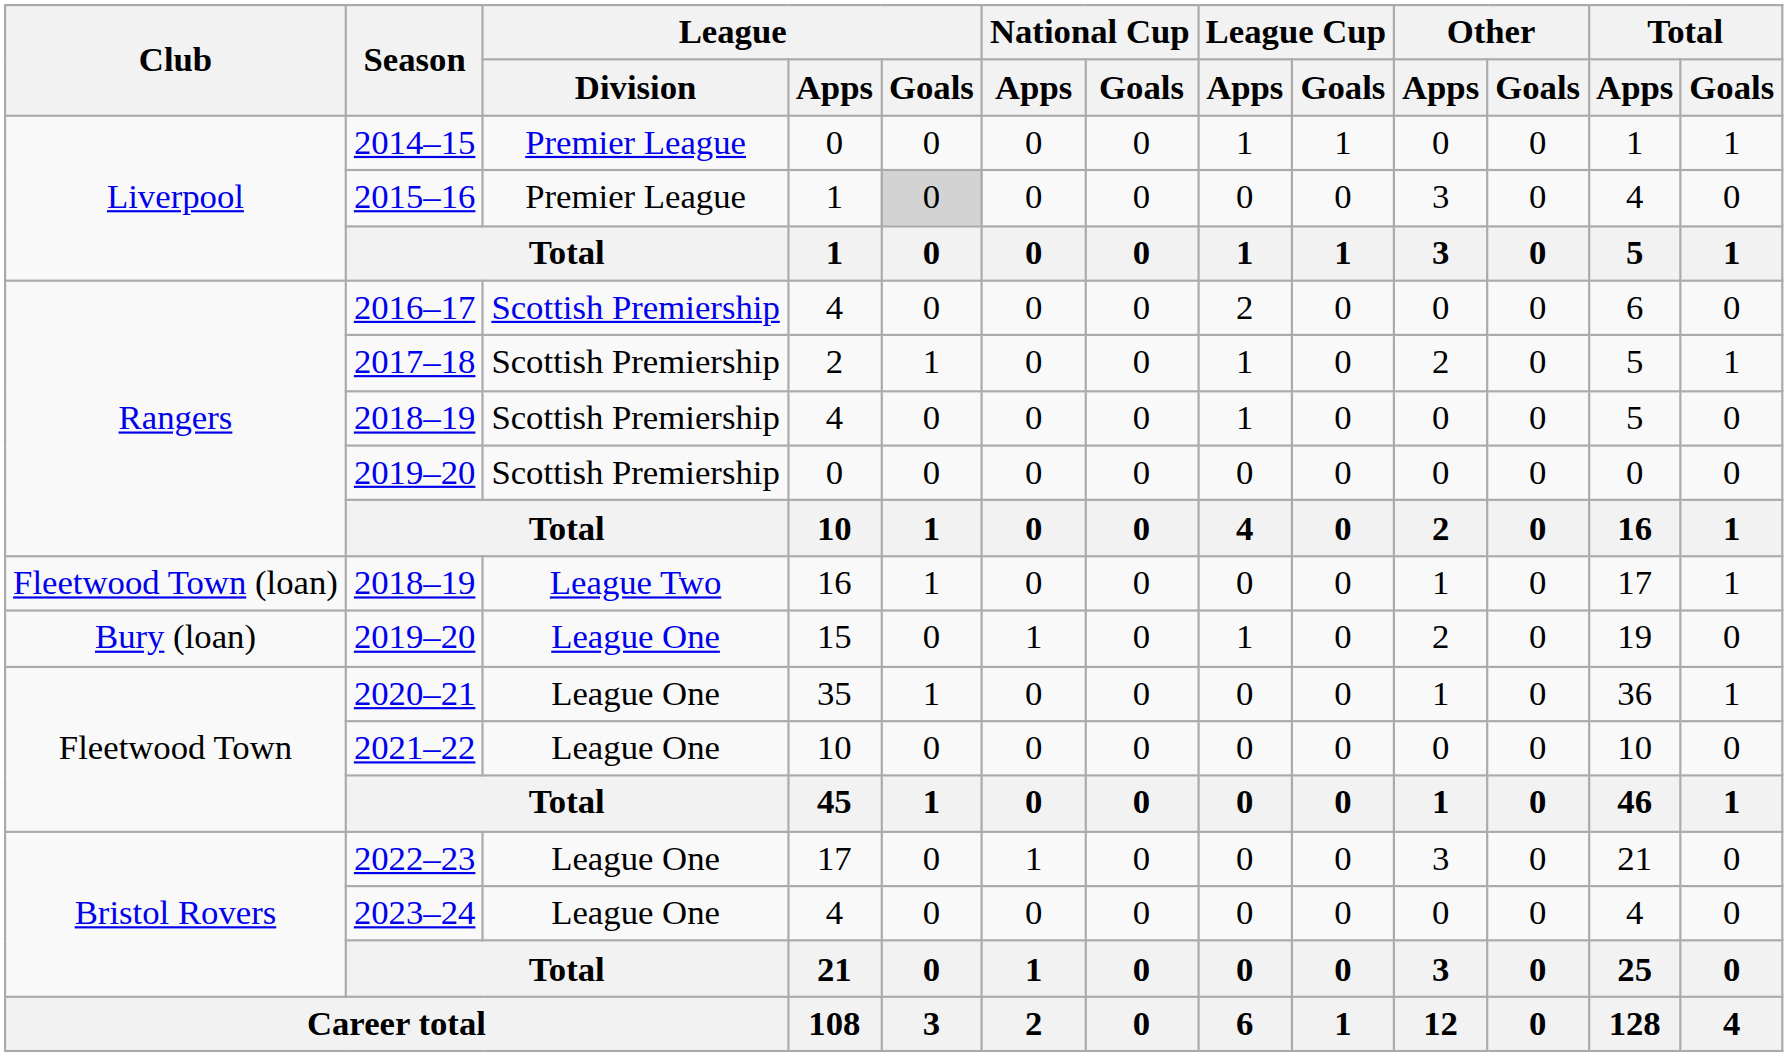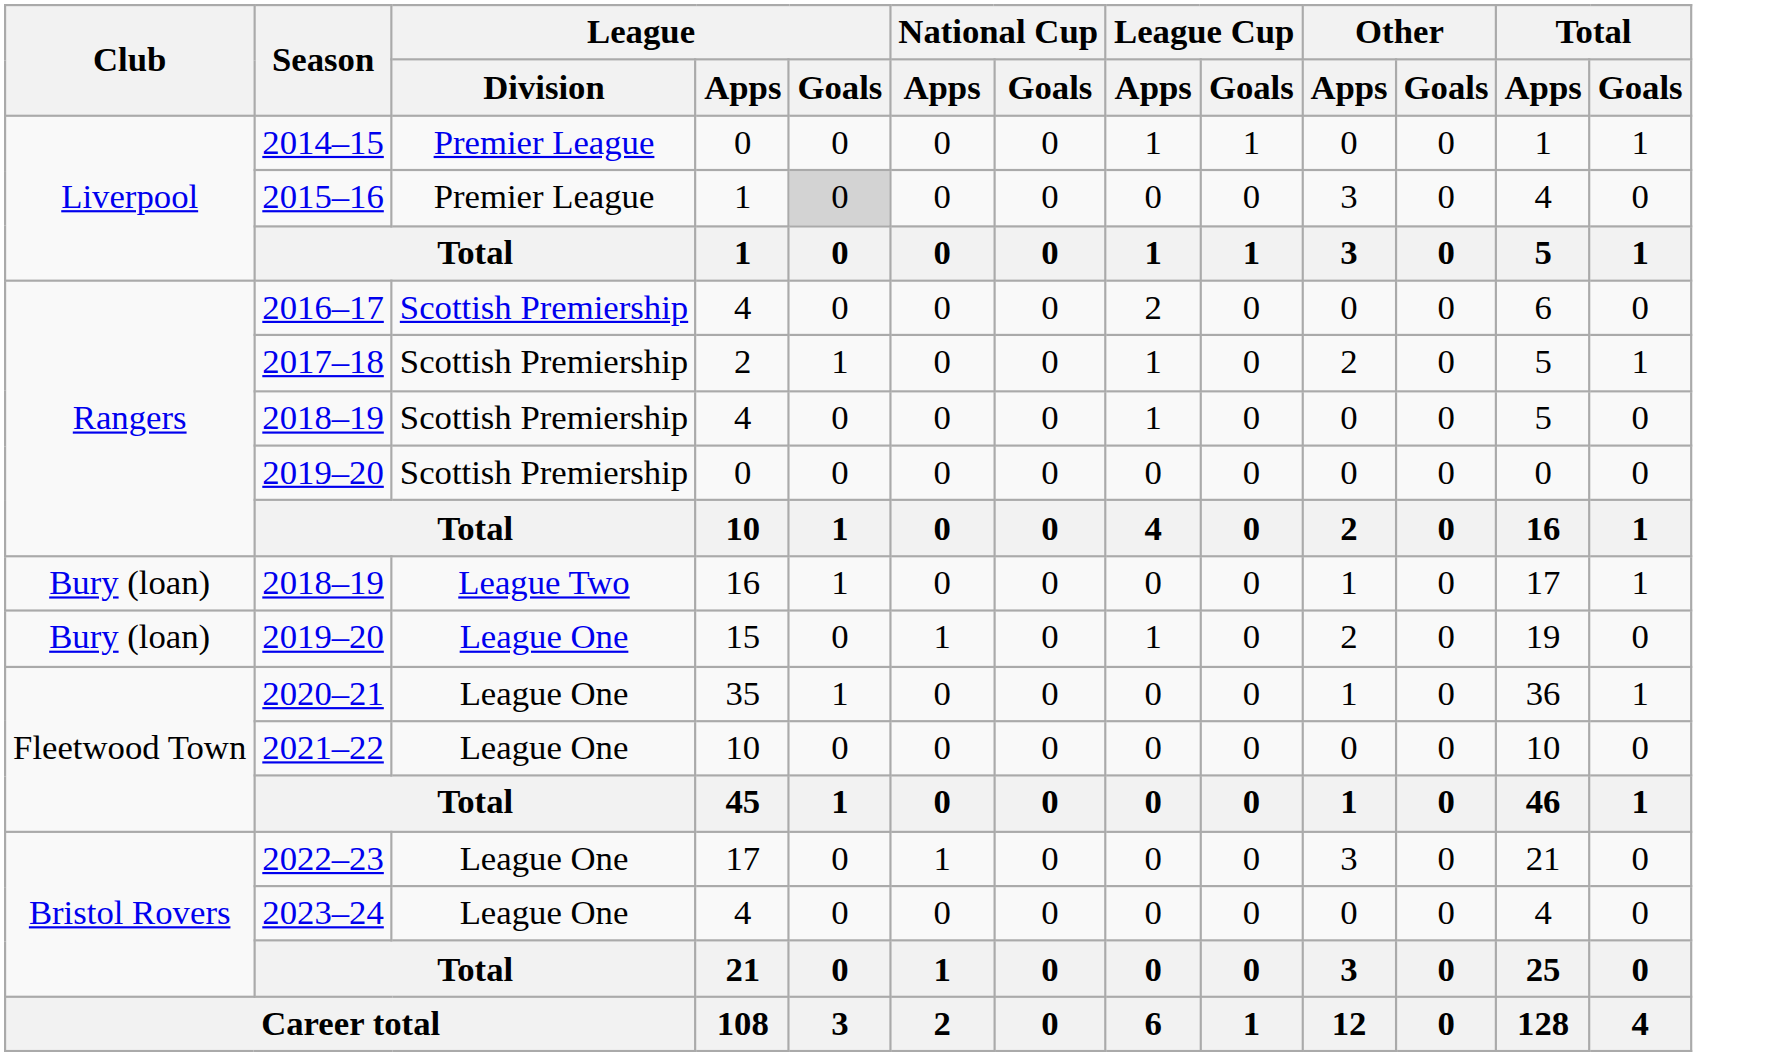(175, 582) Fleetwood Town (loan) -> (130, 582) Bury (loan)
